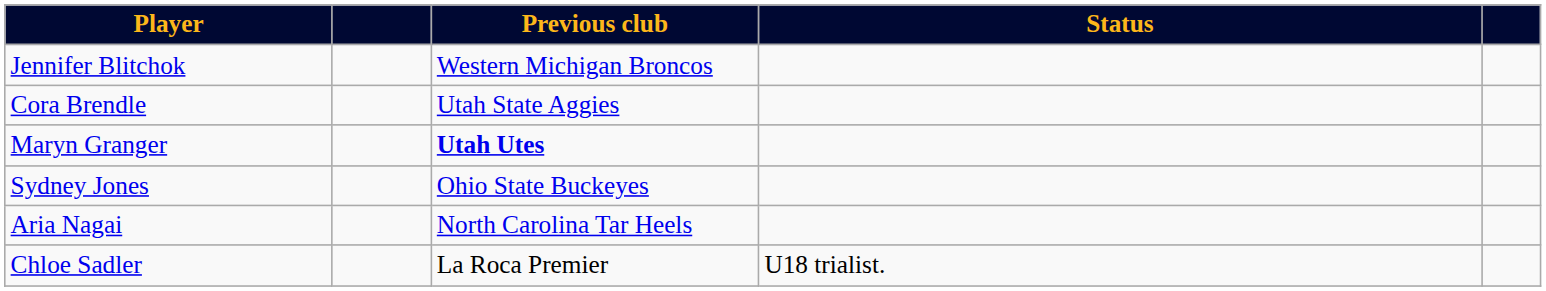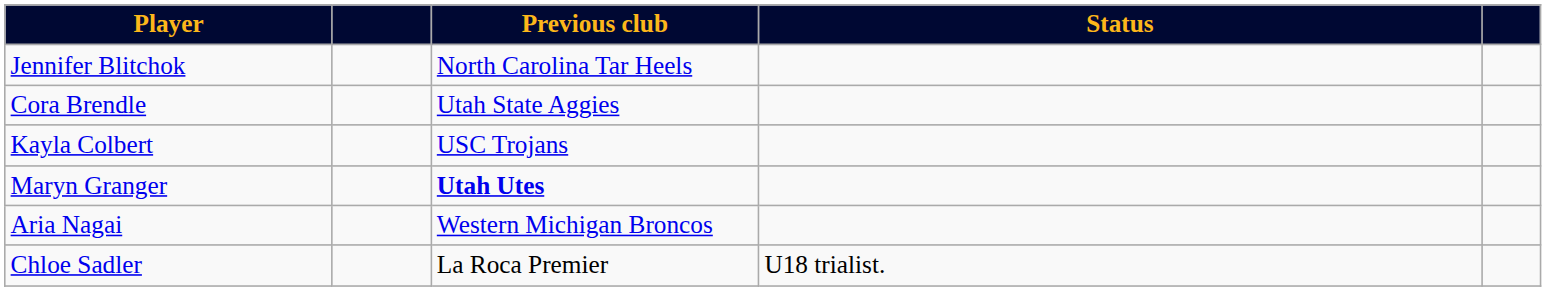(575, 64) Western Michigan Broncos -> (565, 64) North Carolina Tar Heels
+ row: (82, 144)
- row: (80, 184)
(565, 225) North Carolina Tar Heels -> (575, 225) Western Michigan Broncos
